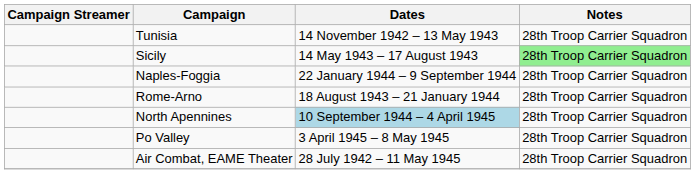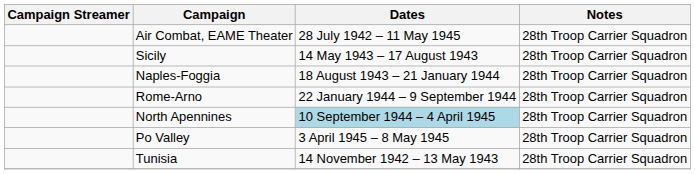rows swapped: (156, 35) <-> (214, 158)
(605, 55) lightgreen background -> (605, 55) no background
(407, 76) 22 January 1944 – 9 September 1944 -> (399, 76) 18 August 1943 – 21 January 1944
(399, 96) 18 August 1943 – 21 January 1944 -> (407, 96) 22 January 1944 – 9 September 1944
